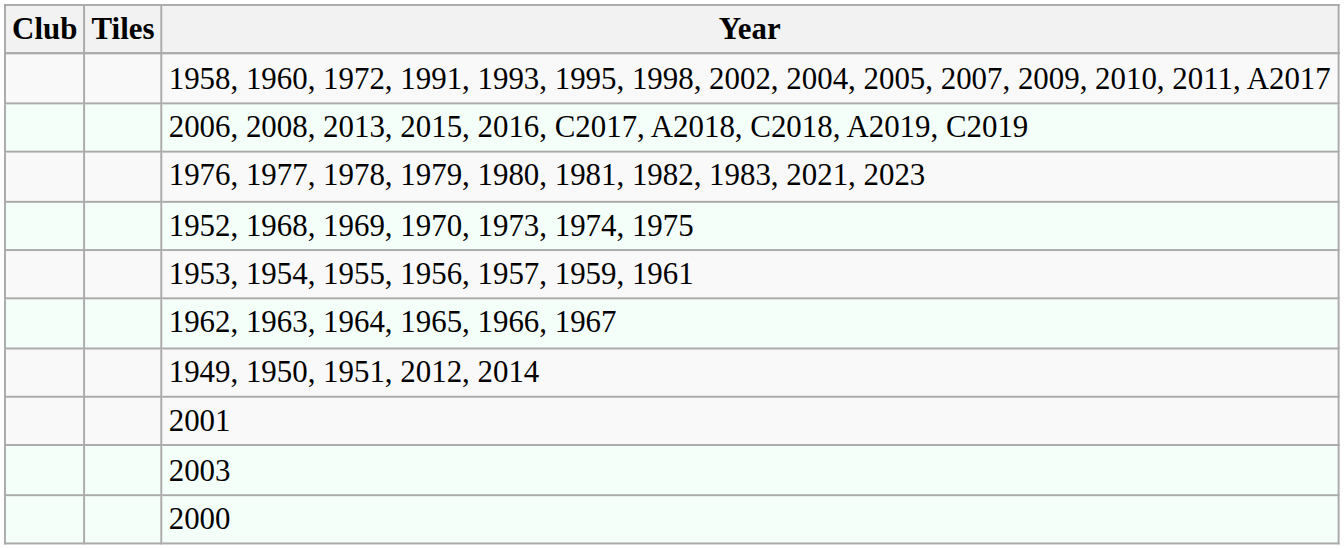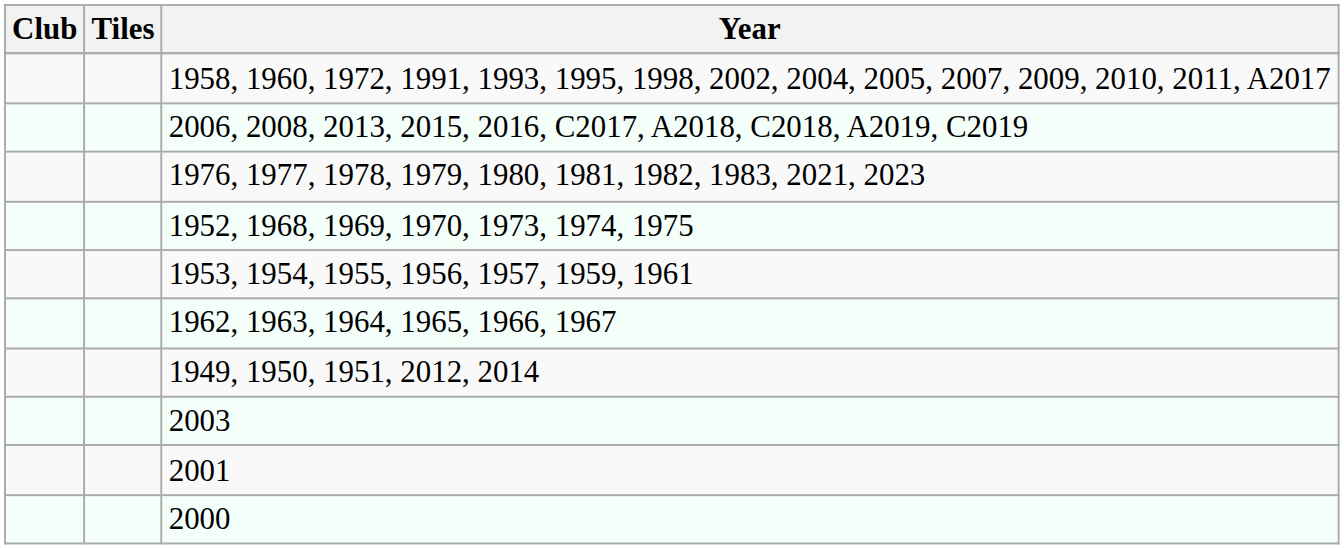rows swapped: (200, 469) <-> (200, 420)
